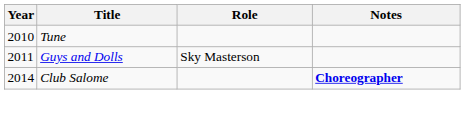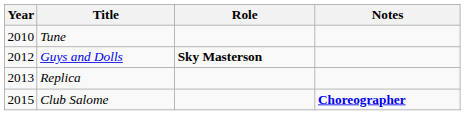(21, 57) 2011 -> (21, 57) 2012
(220, 57) normal -> (220, 57) bold
+ row: (60, 78)
(21, 78) 2014 -> (21, 99) 2015
